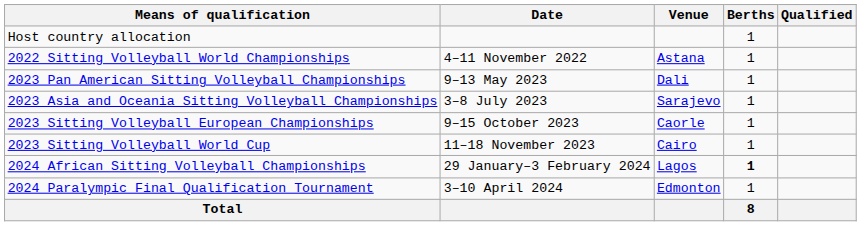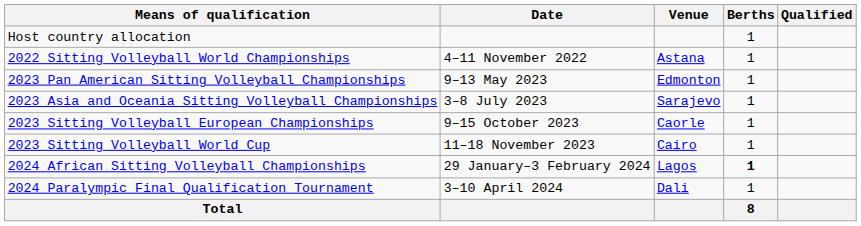(673, 80) Dali -> (689, 80) Edmonton
(689, 188) Edmonton -> (673, 188) Dali
